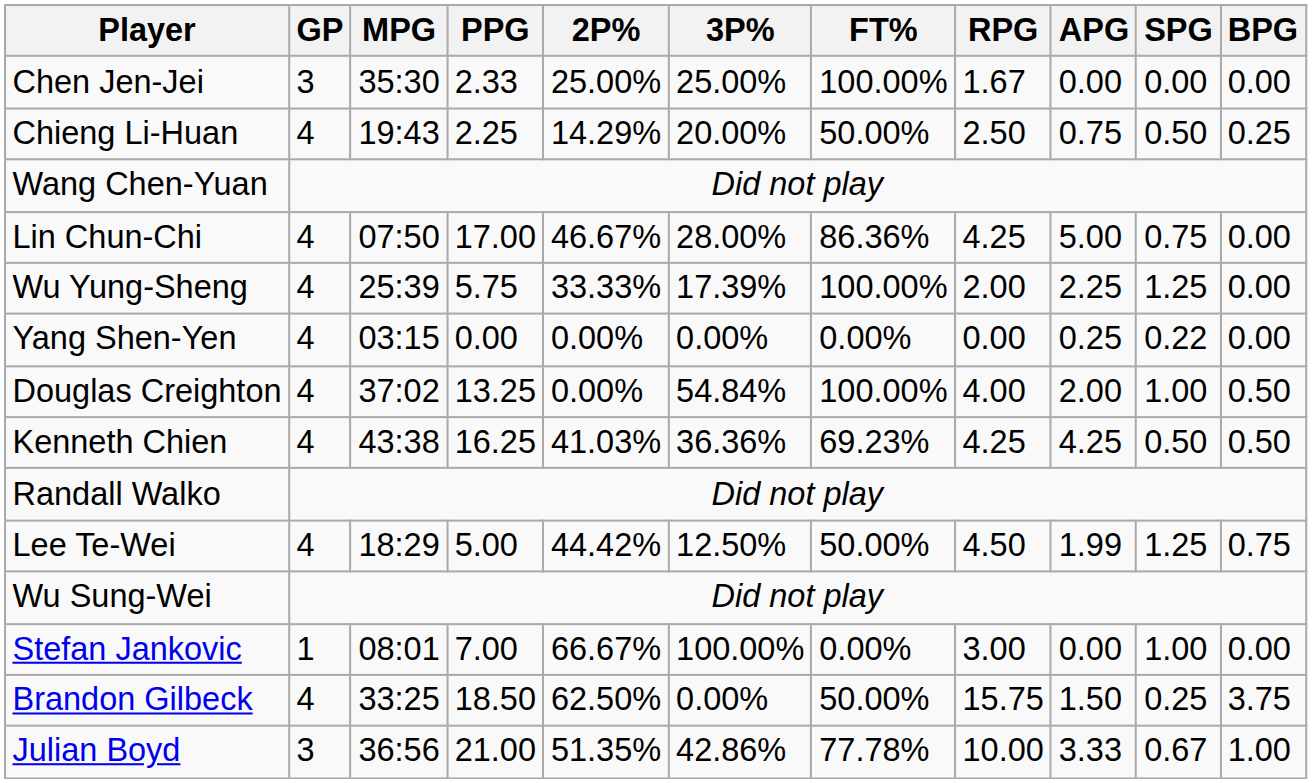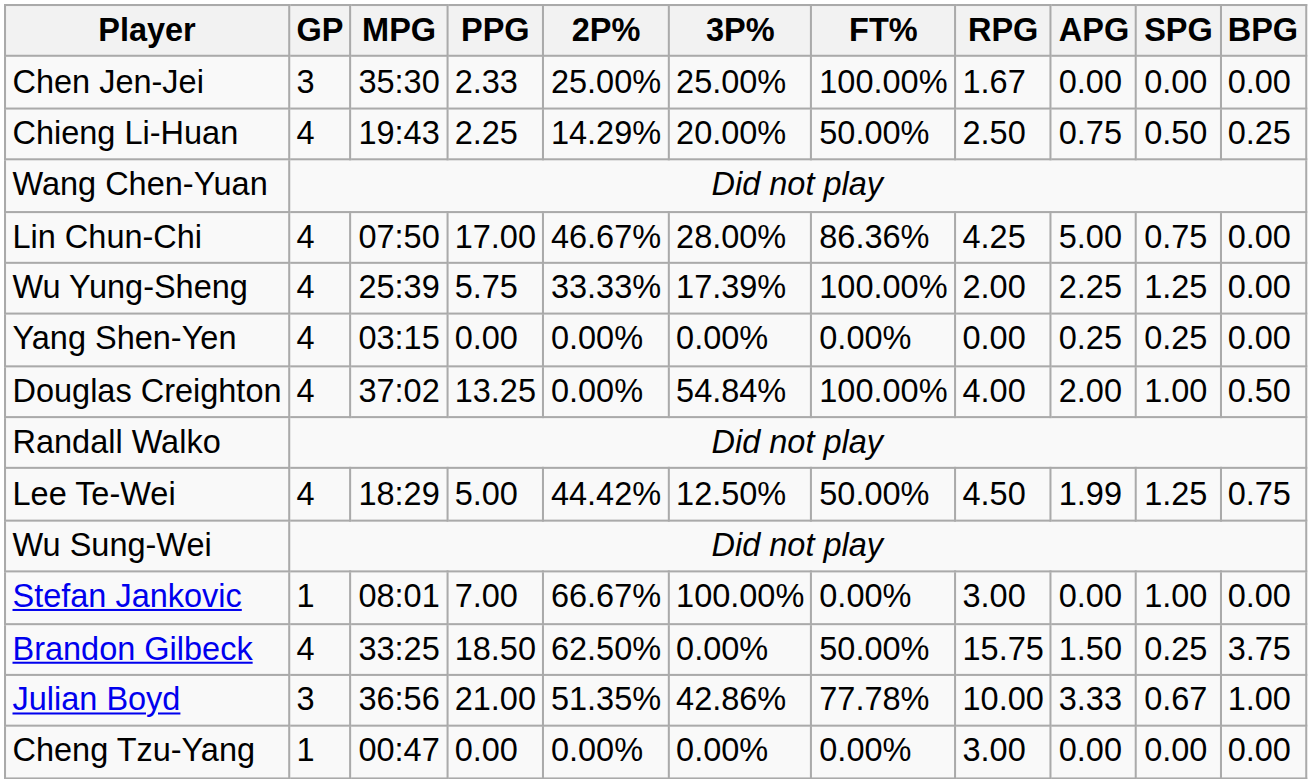(1176, 339) 0.22 -> (1176, 339) 0.25
- row: (120, 442)
+ row: (134, 751)
